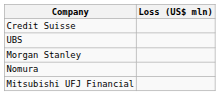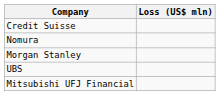rows swapped: (22, 69) <-> (14, 40)
